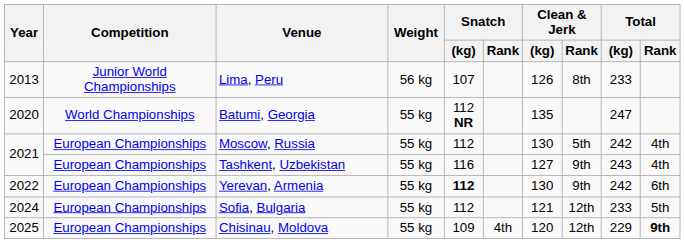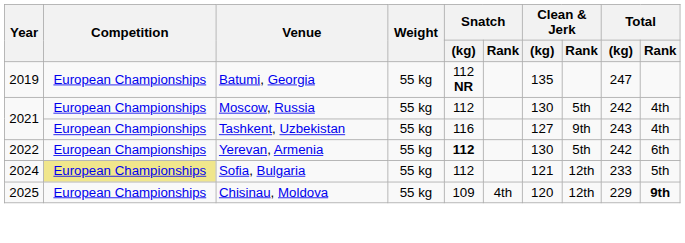- row: (251, 79)
(24, 115) 2020 -> (24, 79) 2019
(130, 115) World Championships -> (130, 79) European Championships
(582, 186) 9th -> (582, 150) 5th
(130, 207) no background -> (130, 171) khaki background
